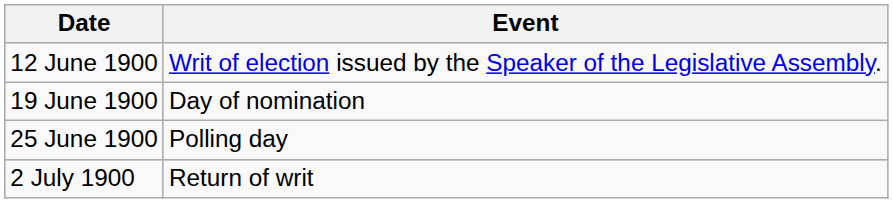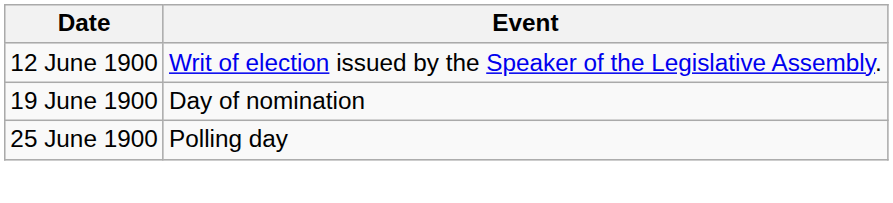- row: (73, 178)
